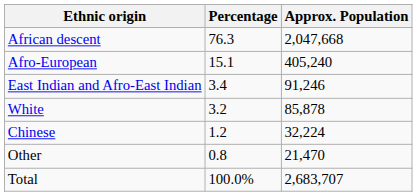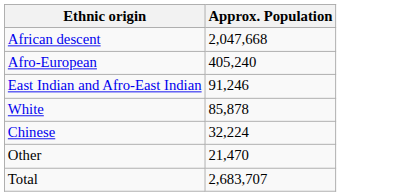- column: (243, 16)
